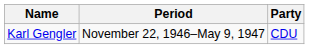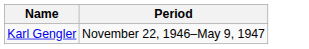- column: (286, 14)
